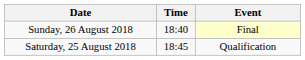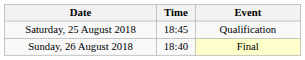rows swapped: (81, 47) <-> (81, 30)
